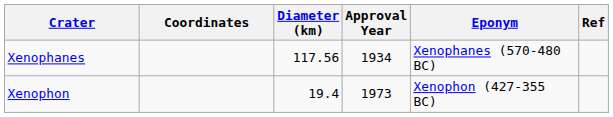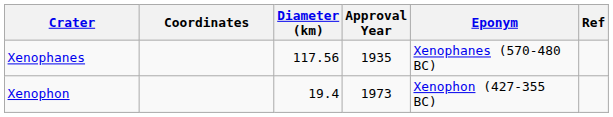(376, 58) 1934 -> (376, 58) 1935
